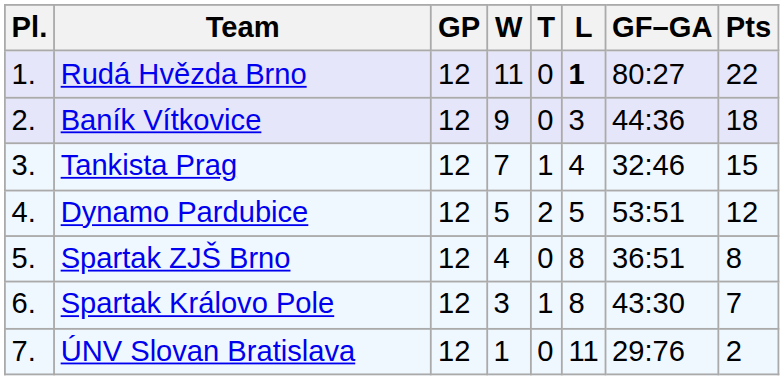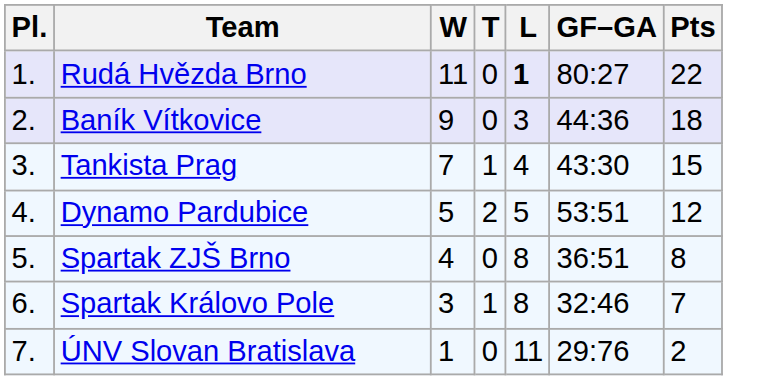- column: (459, 27)
(649, 166) 32:46 -> (593, 166) 43:30
(649, 304) 43:30 -> (593, 304) 32:46
